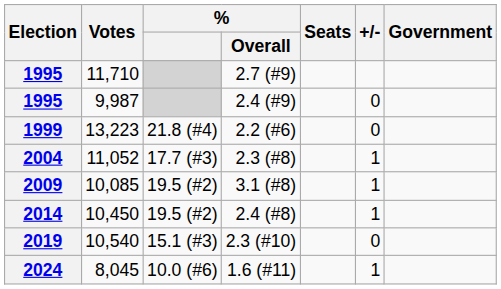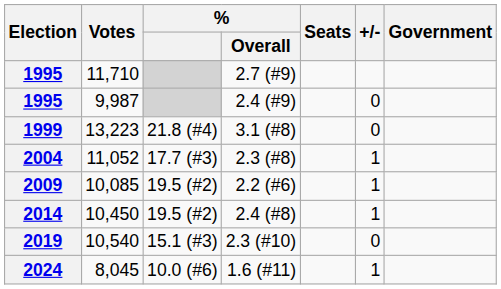(266, 130) 2.2 (#6) -> (266, 130) 3.1 (#8)
(266, 185) 3.1 (#8) -> (266, 185) 2.2 (#6)
